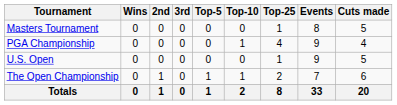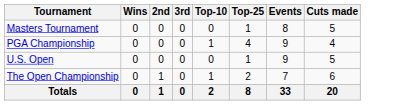- column: (208, 12)
